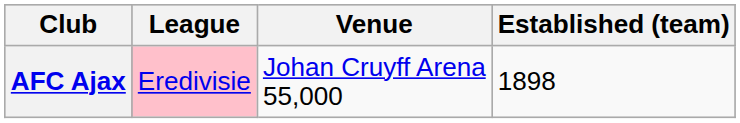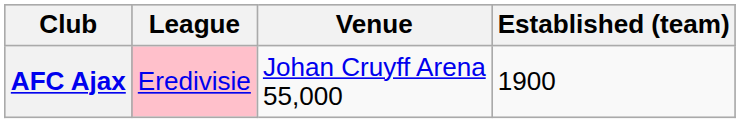(527, 81) 1898 -> (527, 81) 1900
